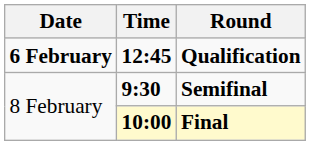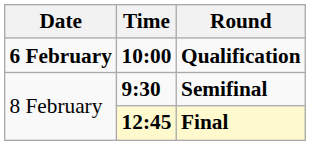(146, 55) 12:45 -> (146, 55) 10:00
(146, 122) 10:00 -> (146, 122) 12:45
